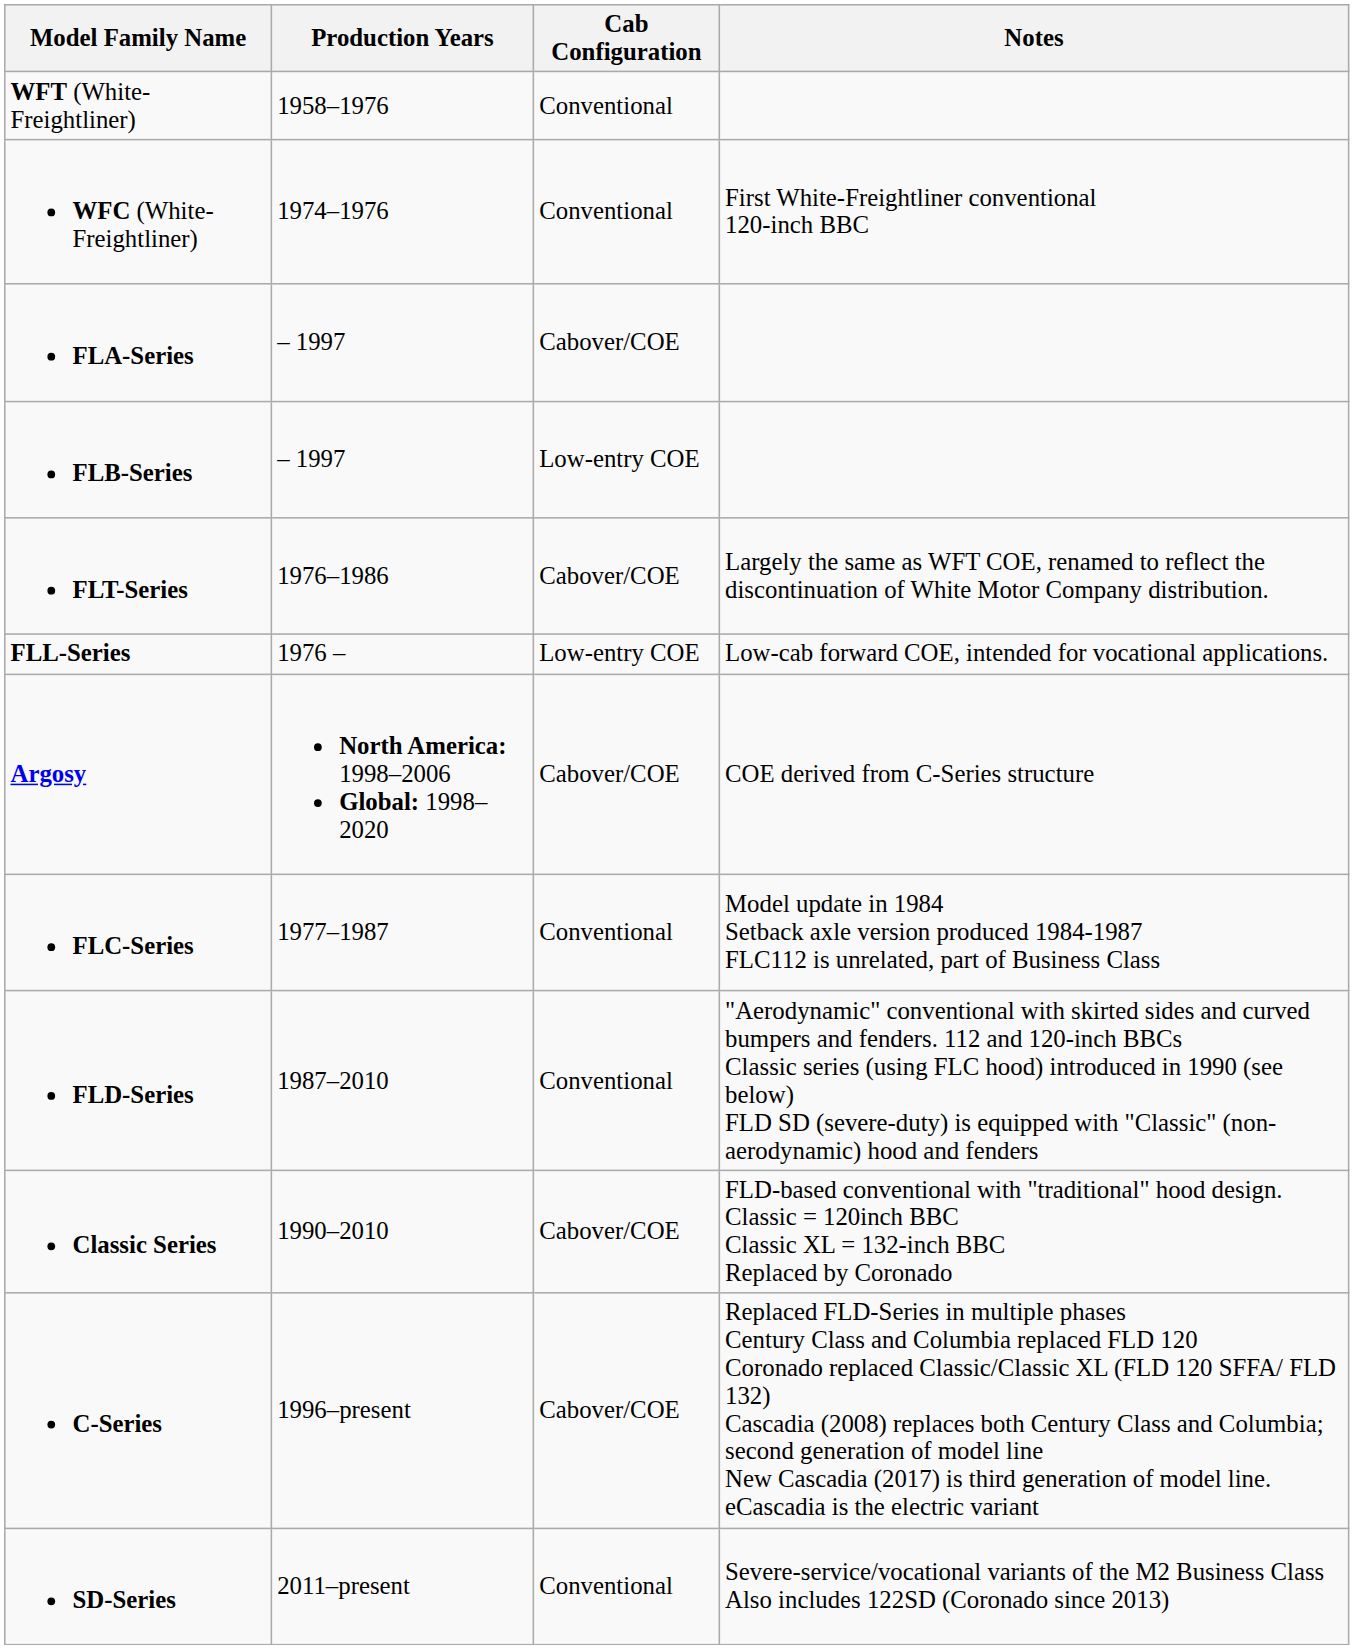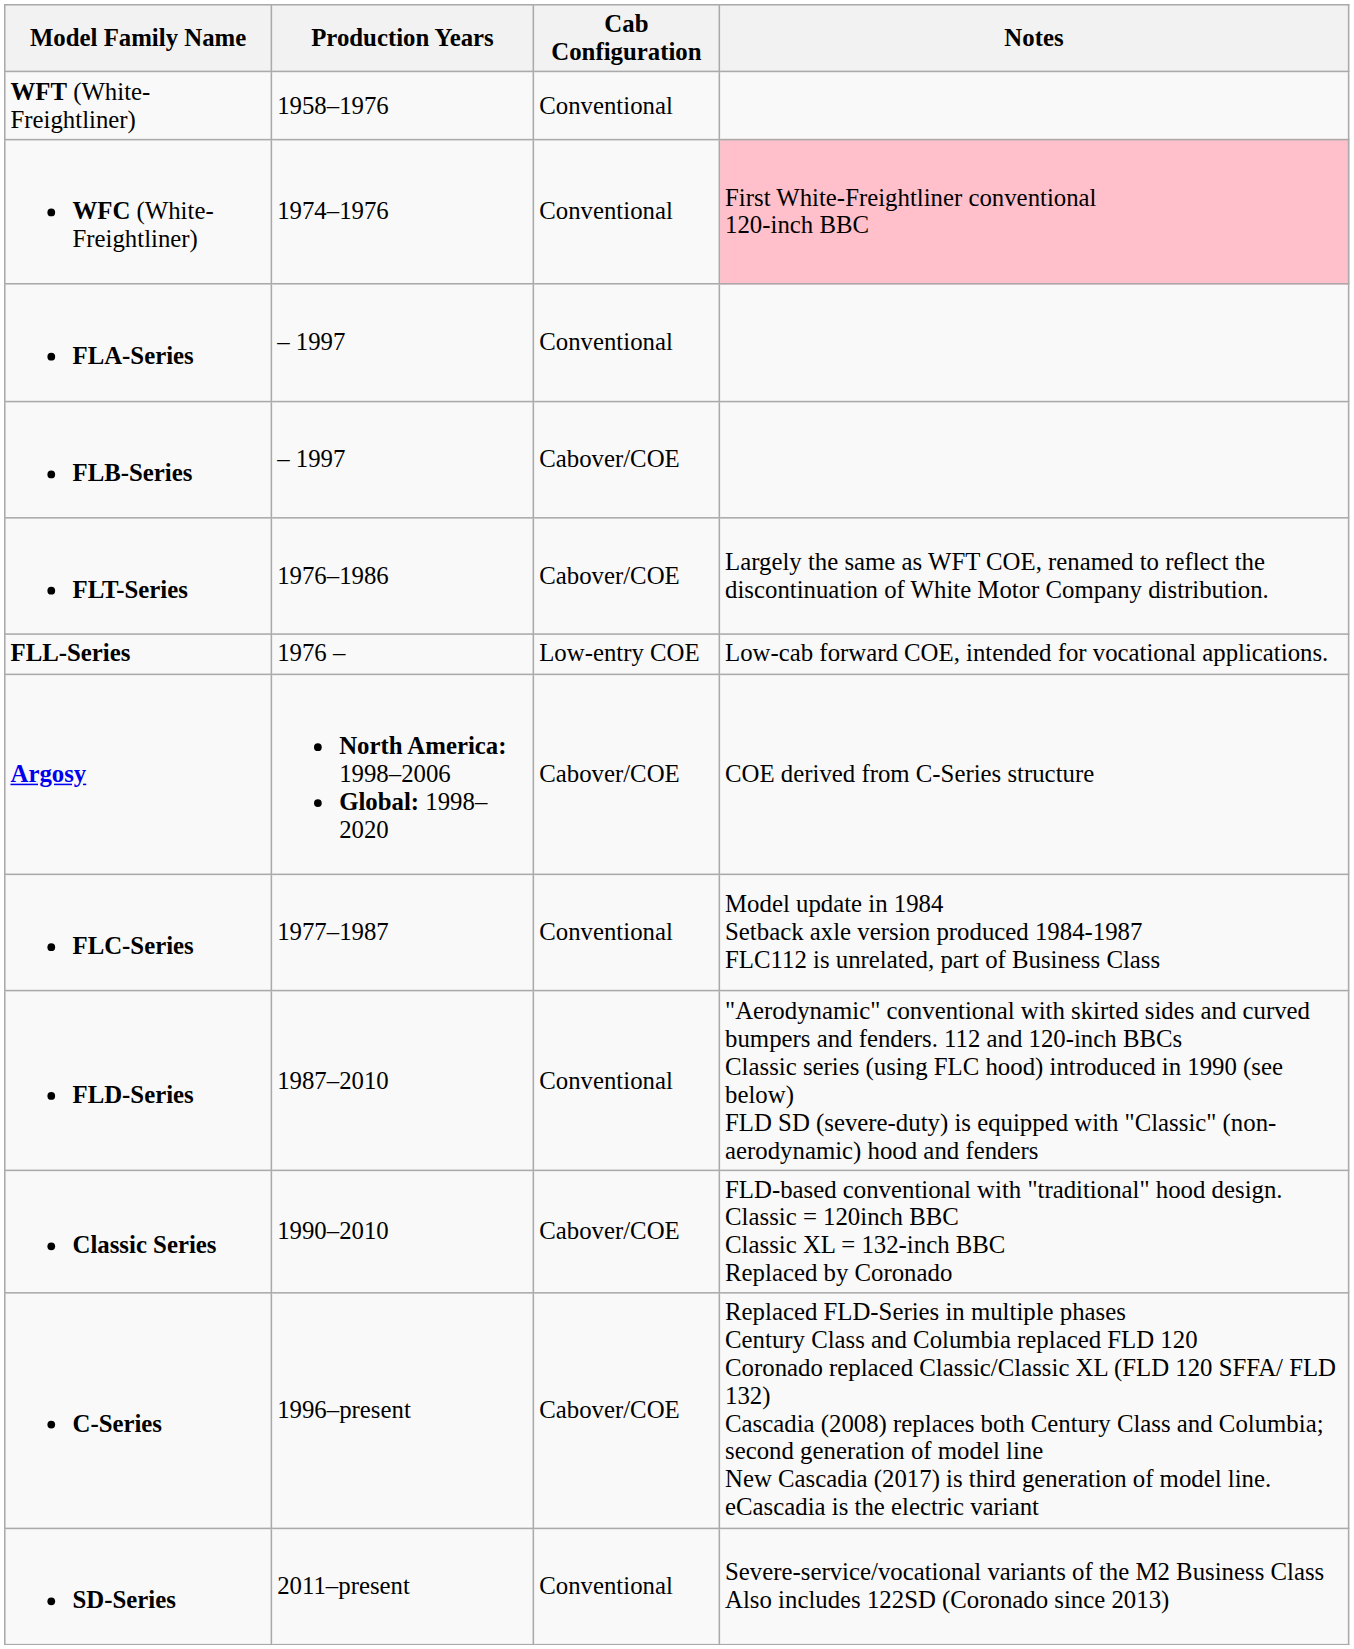(911, 211) no background -> (911, 211) pink background
(609, 342) Cabover/COE -> (606, 342) Conventional
(619, 458) Low-entry COE -> (609, 458) Cabover/COE
